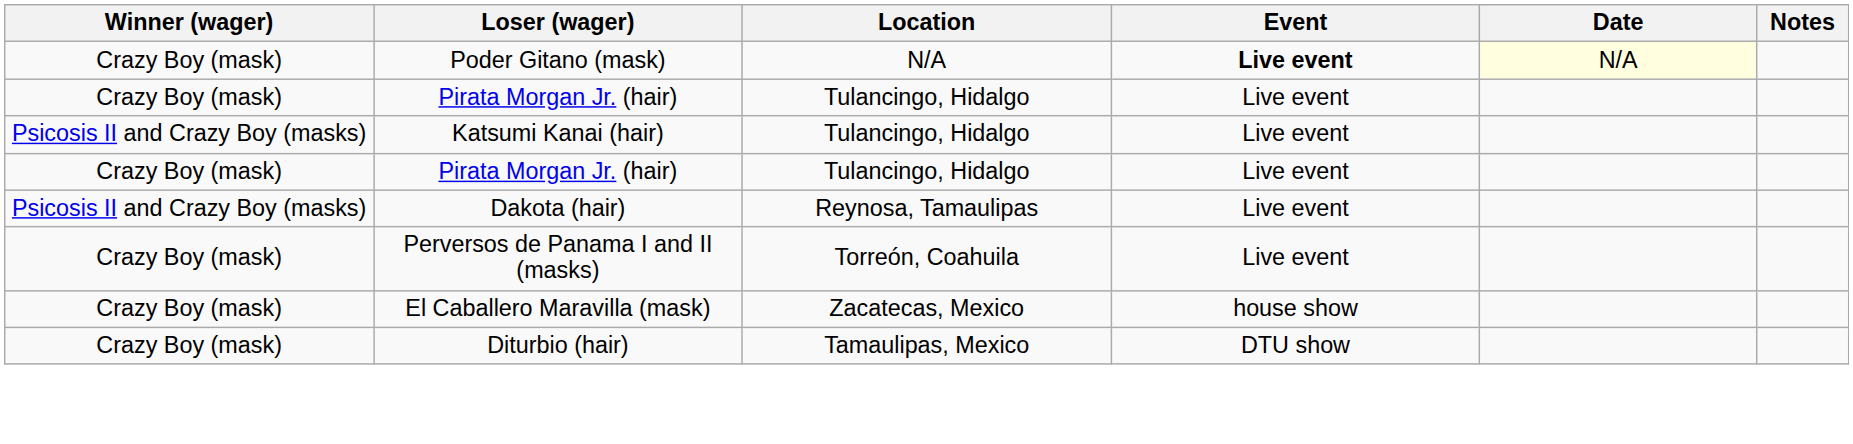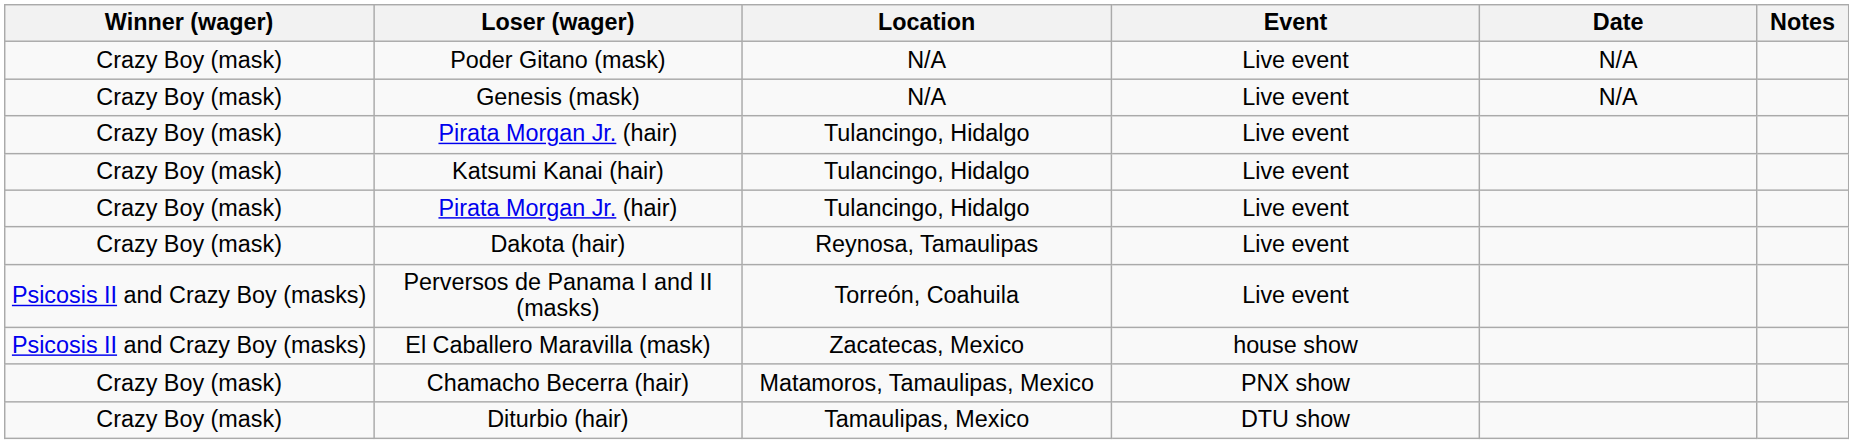(1295, 60) bold -> (1295, 60) normal
(1618, 60) lightyellow background -> (1618, 60) no background
+ row: (558, 97)
(189, 134) Psicosis II and Crazy Boy (masks) -> (189, 171) Crazy Boy (mask)
(189, 208) Psicosis II and Crazy Boy (masks) -> (189, 245) Crazy Boy (mask)
(189, 258) Crazy Boy (mask) -> (189, 295) Psicosis II and Crazy Boy (masks)
(189, 308) Crazy Boy (mask) -> (189, 345) Psicosis II and Crazy Boy (masks)
+ row: (558, 382)
